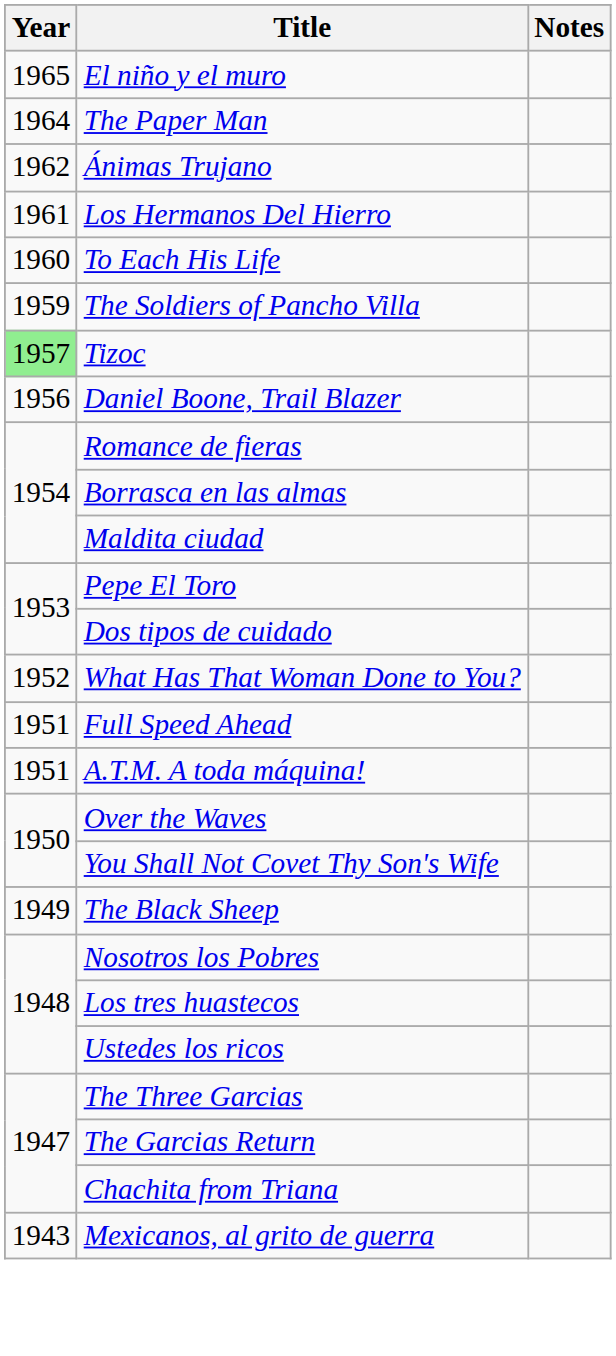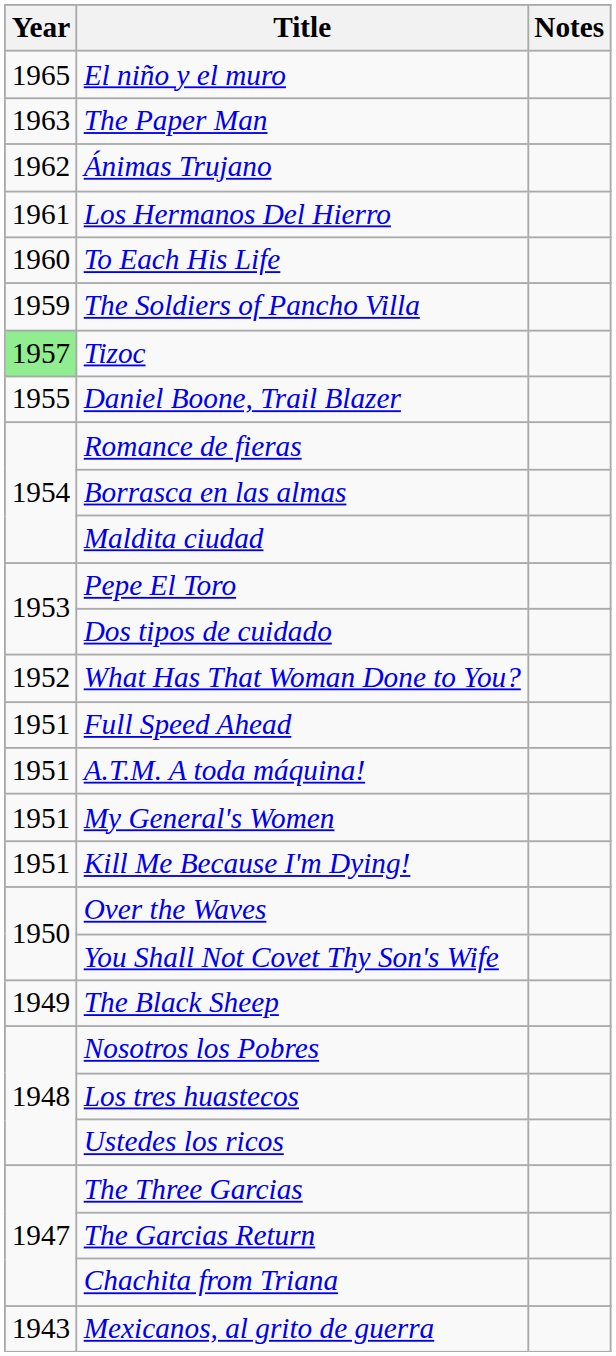(41, 120) 1964 -> (41, 120) 1963
(41, 399) 1956 -> (41, 399) 1955
+ row: (209, 817)
+ row: (247, 863)
